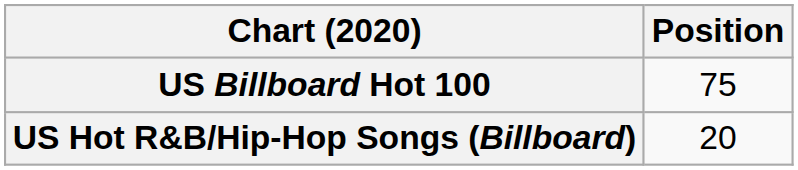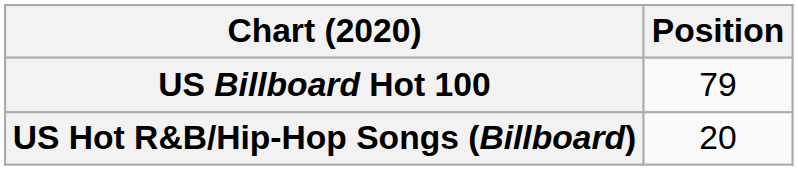(718, 84) 75 -> (718, 84) 79
